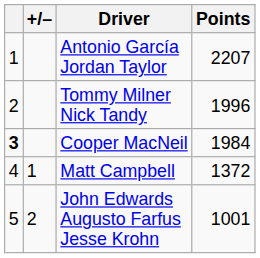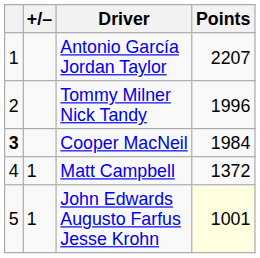(32, 219) 2 -> (32, 219) 1
(231, 219) no background -> (231, 219) lightyellow background
